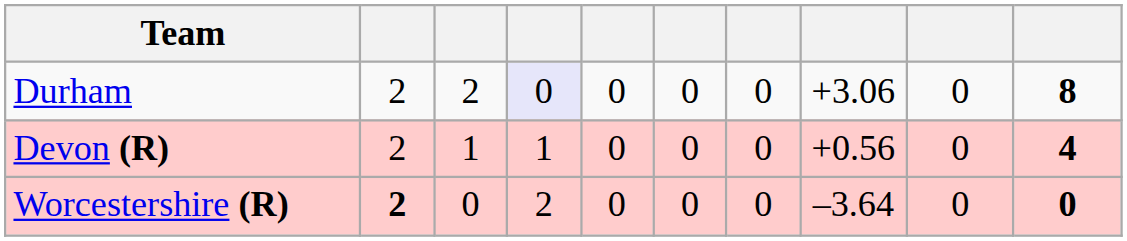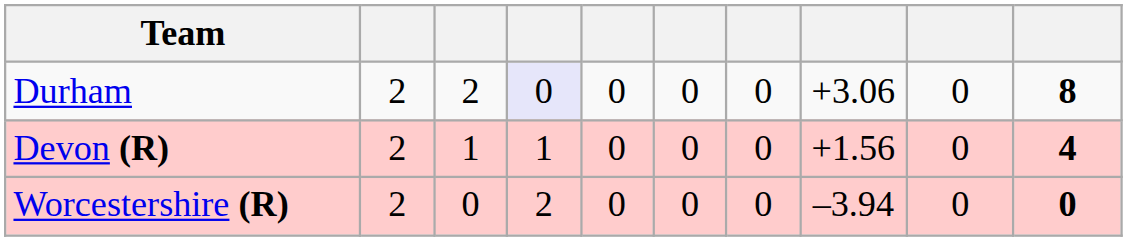(853, 147) +0.56 -> (853, 147) +1.56
(397, 205) bold -> (397, 205) normal
(853, 205) –3.64 -> (853, 205) –3.94
